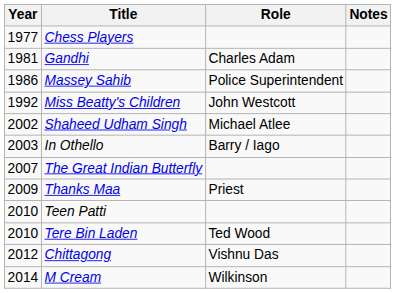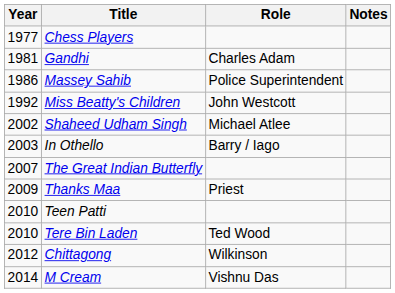(244, 255) Vishnu Das -> (238, 255) Wilkinson
(238, 277) Wilkinson -> (244, 277) Vishnu Das
